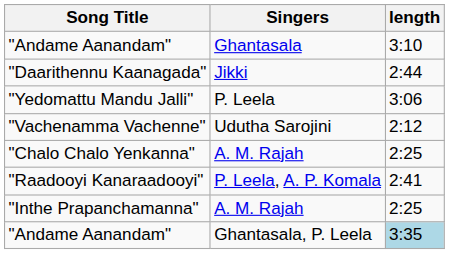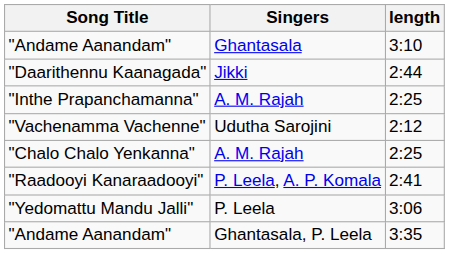rows swapped: (104, 208) <-> (101, 99)
(406, 235) lightblue background -> (406, 235) no background
